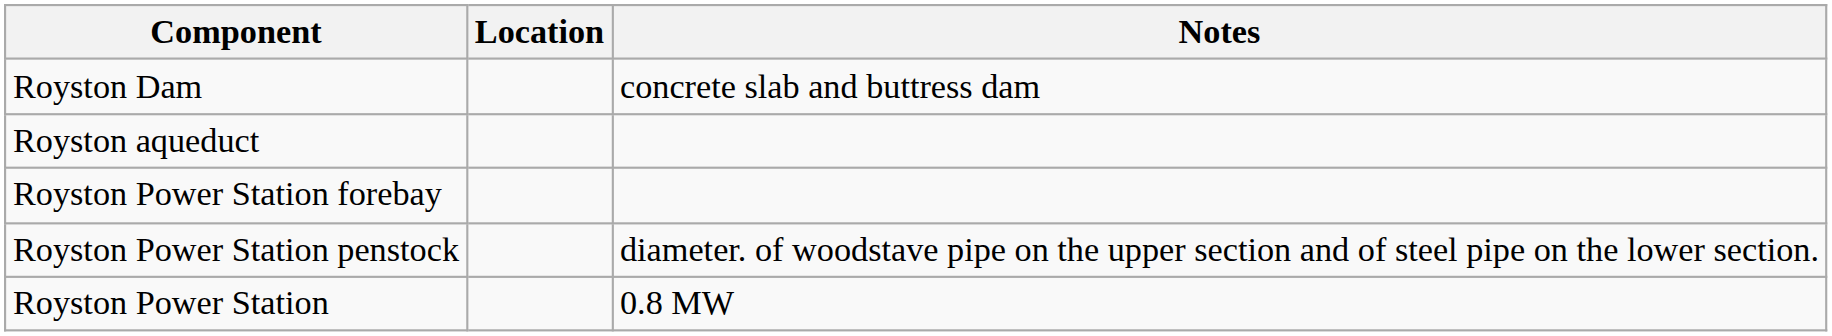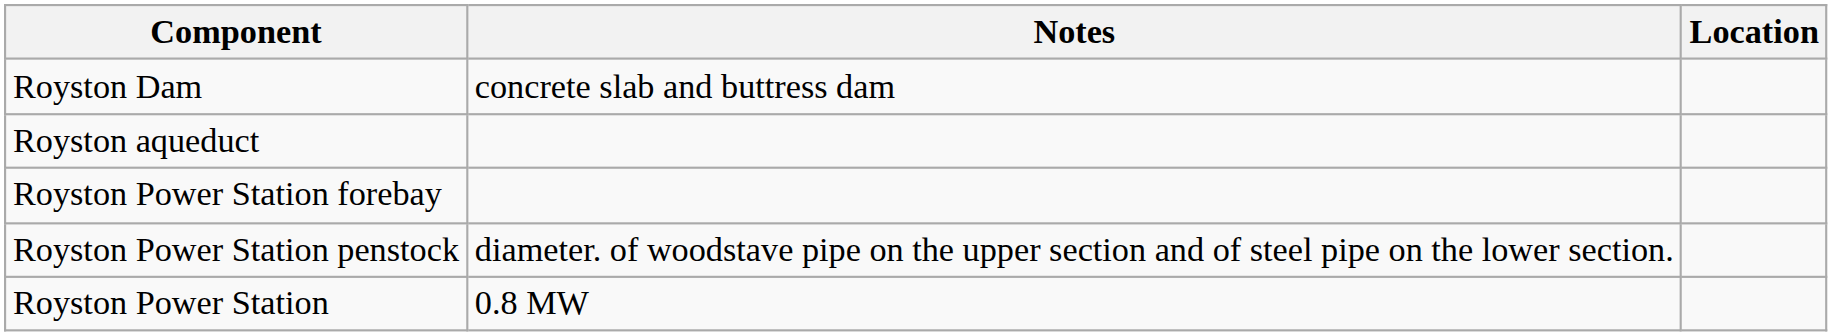columns swapped: (539, 31) <-> (1219, 31)
